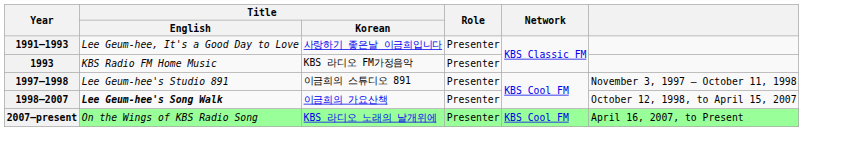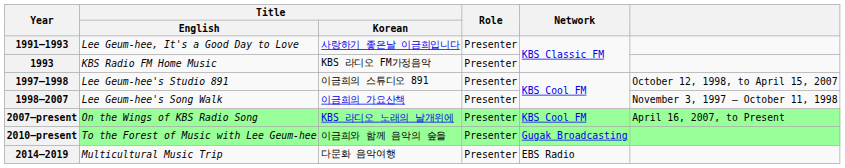(694, 82) November 3, 1997 – October 11, 1998 -> (735, 82) October 12, 1998, to April 15, 2007
(152, 100) bold -> (152, 100) normal
(694, 100) October 12, 1998, to April 15, 2007 -> (735, 100) November 3, 1997 – October 11, 1998
+ row: (42, 136)
+ row: (42, 154)
